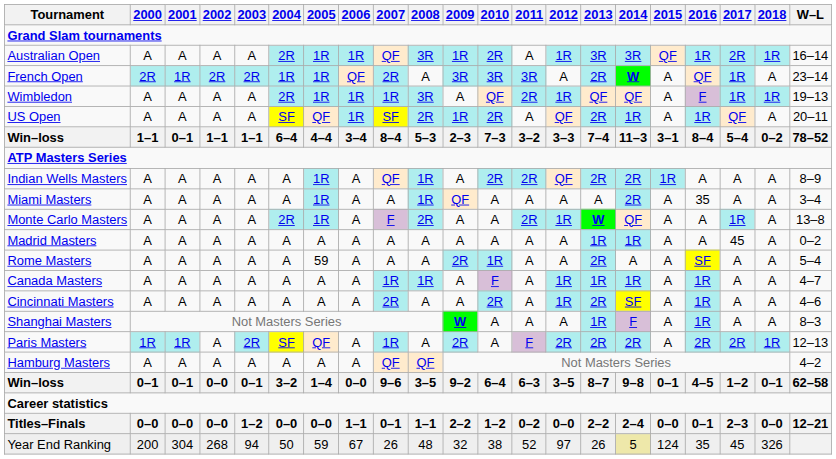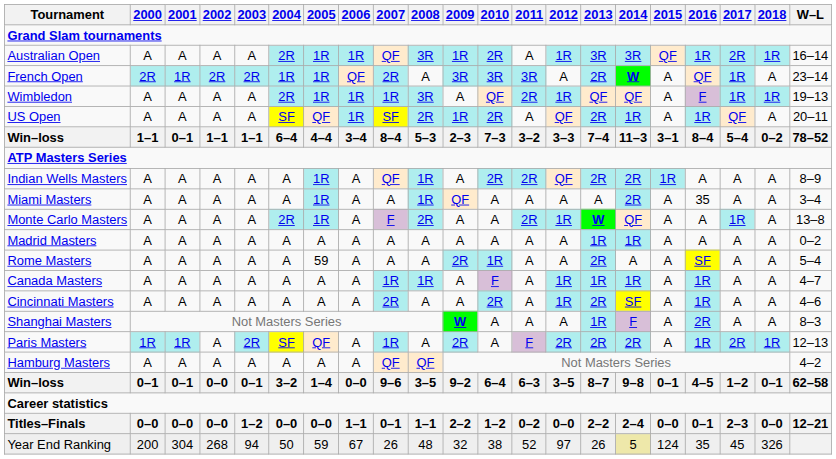(737, 240) 45 -> (737, 240) A
(703, 322) 1R -> (703, 322) 2R
(703, 342) 2R -> (703, 342) 1R
